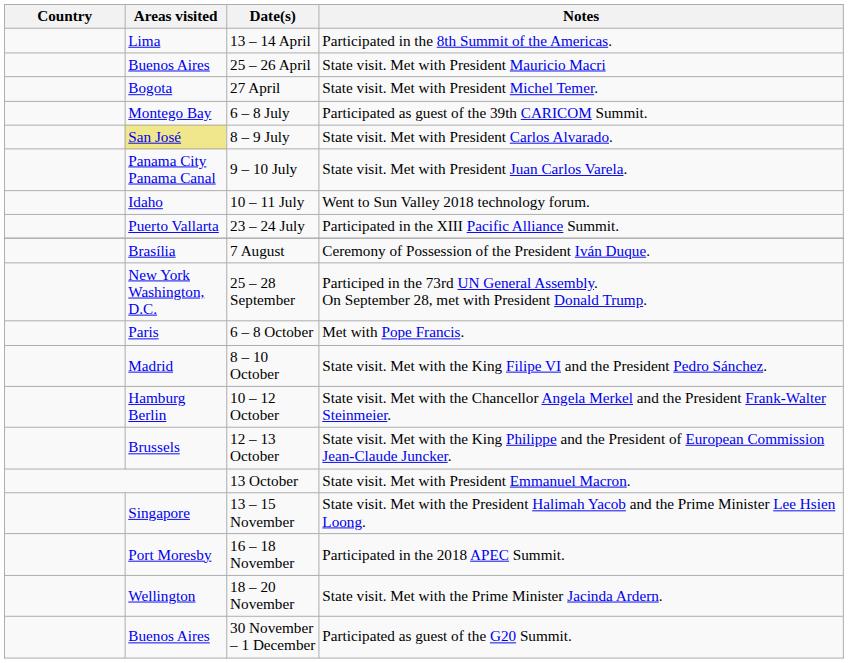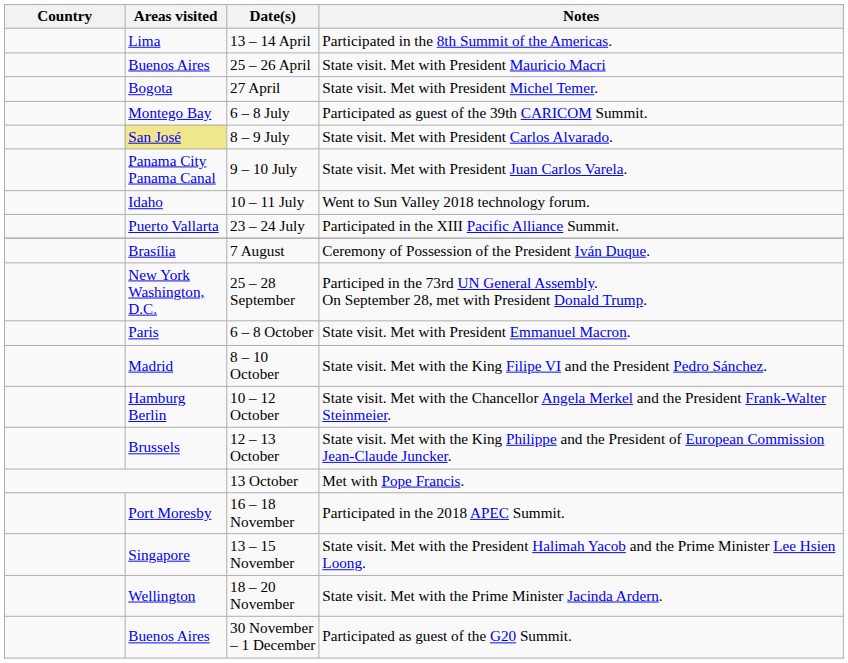(393, 333) Met with Pope Francis. -> (476, 333) State visit. Met with President Emmanuel Macron.
(476, 480) State visit. Met with President Emmanuel Macron. -> (393, 480) Met with Pope Francis.
rows swapped: (262, 513) <-> (262, 554)
